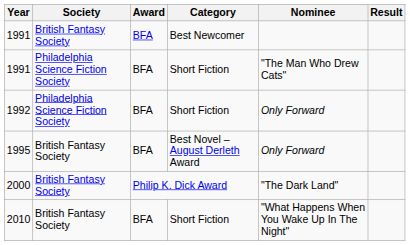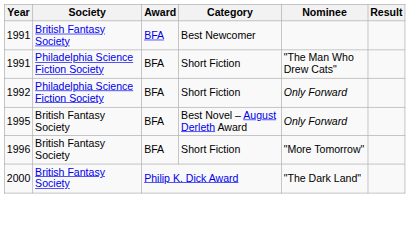+ row: (19, 150)
- row: (19, 220)
